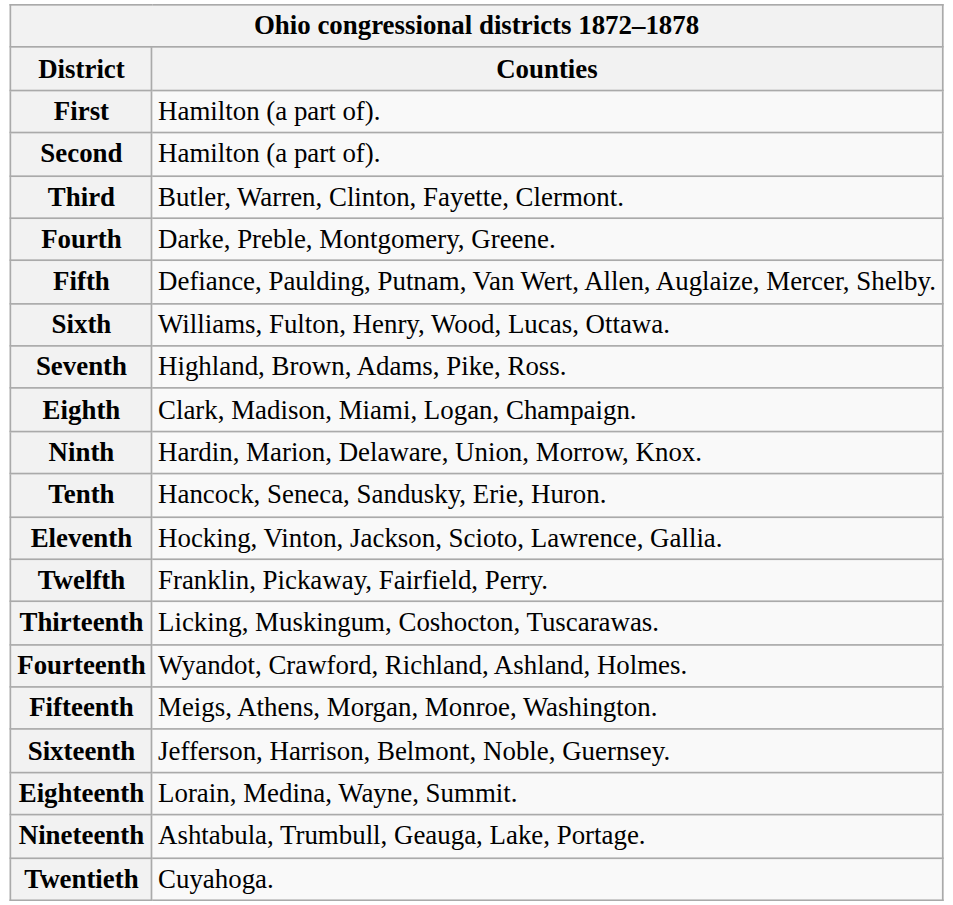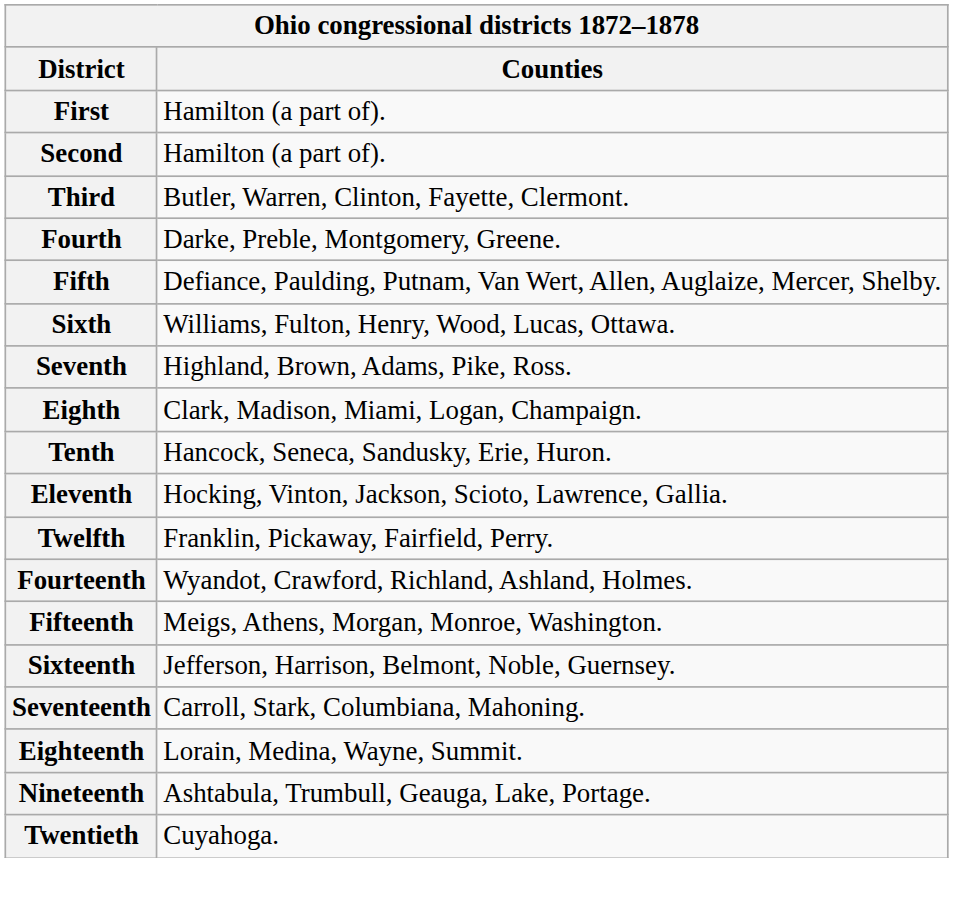- row: (81, 452)
- row: (81, 622)
+ row: (81, 707)
